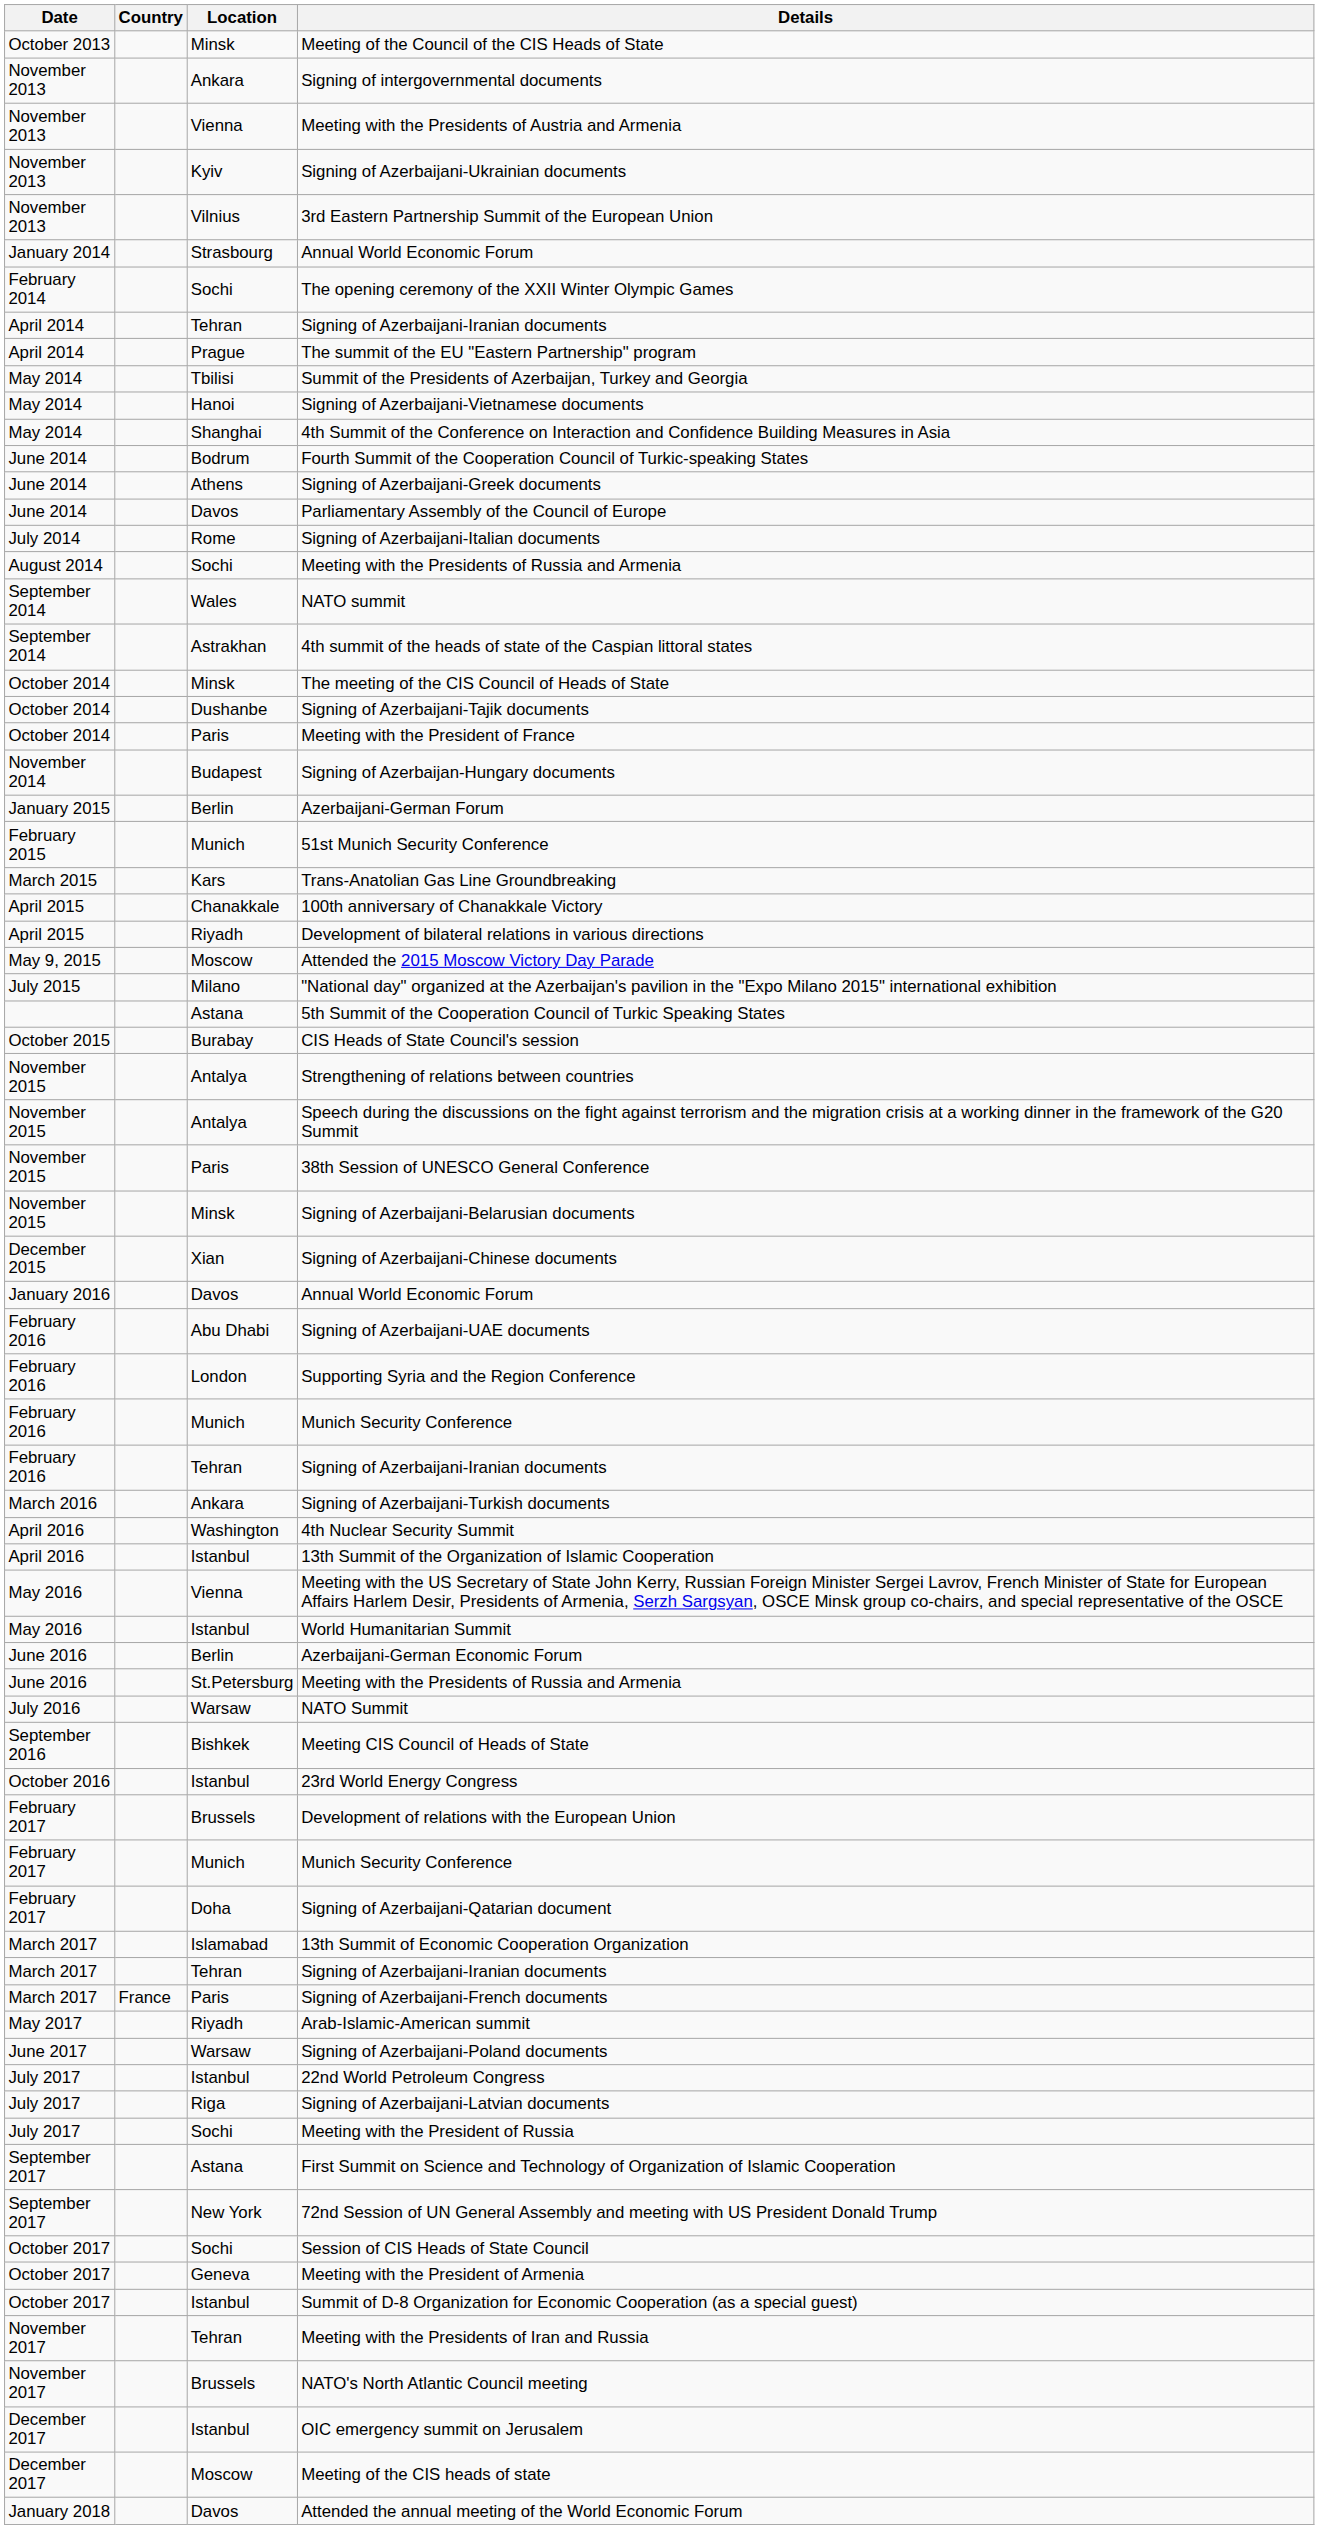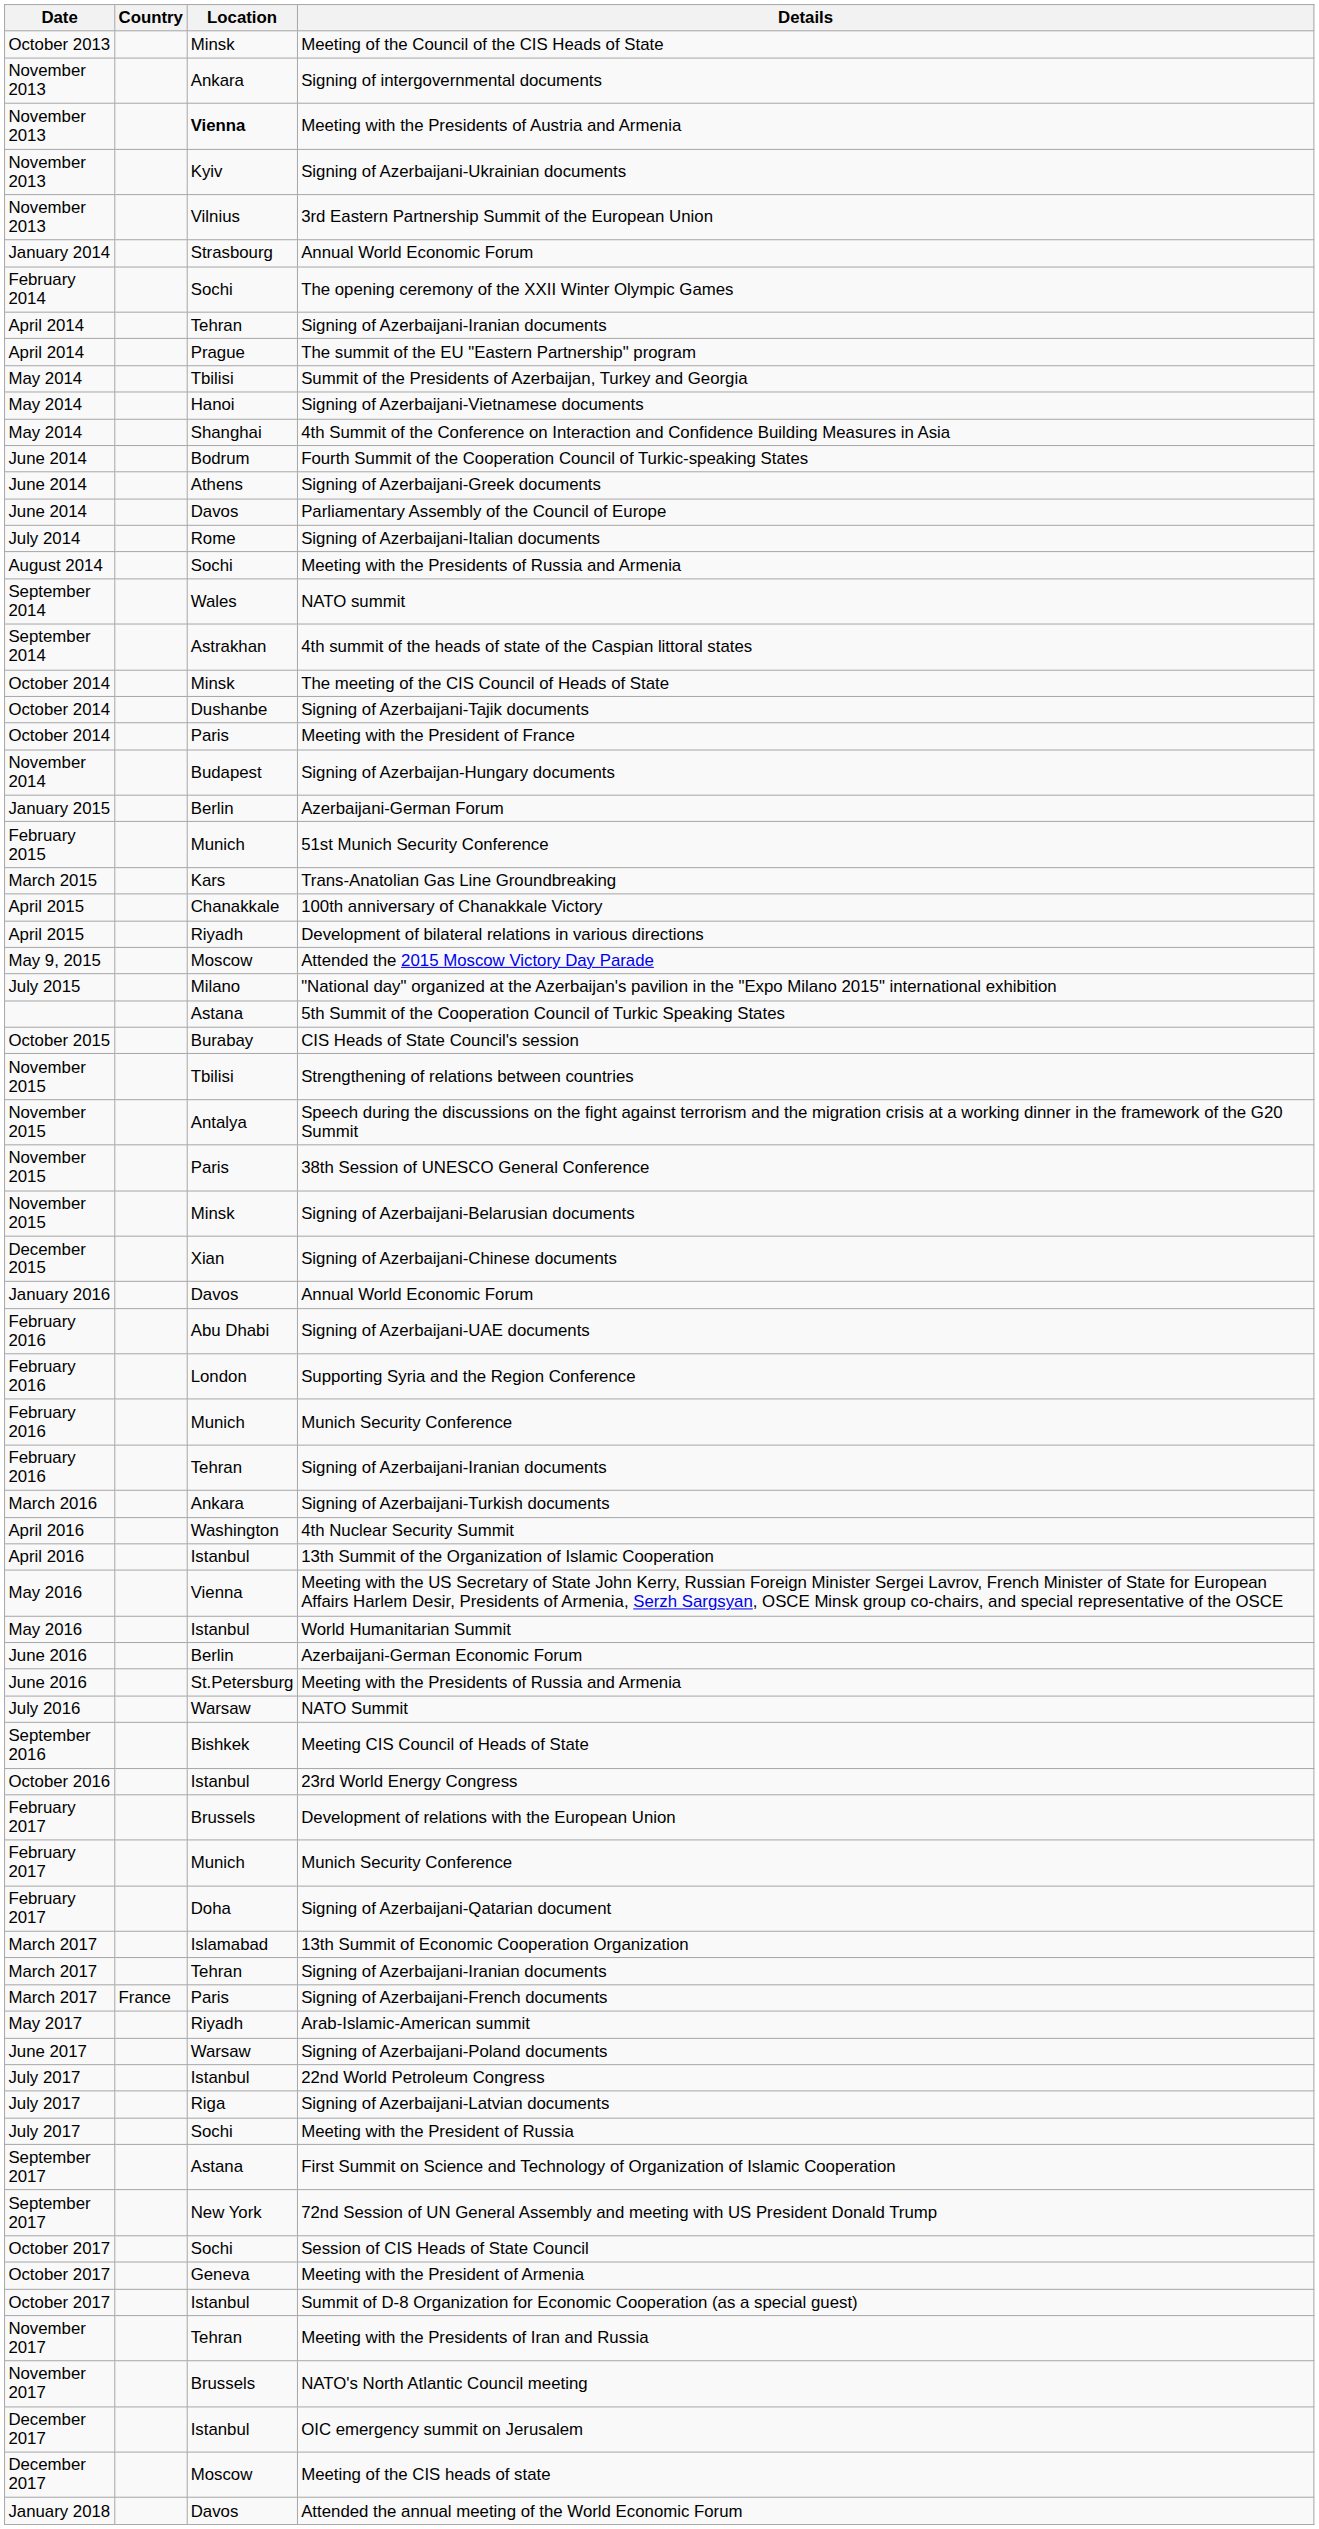(217, 126) normal -> (218, 126) bold
(219, 1076) Antalya -> (212, 1076) Tbilisi
